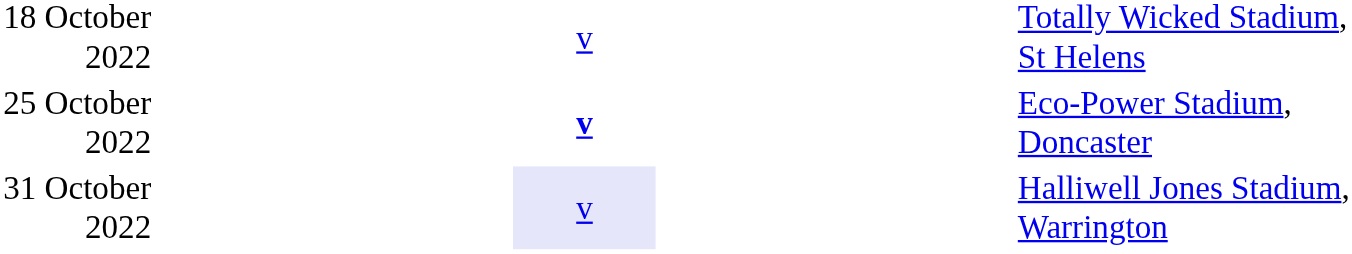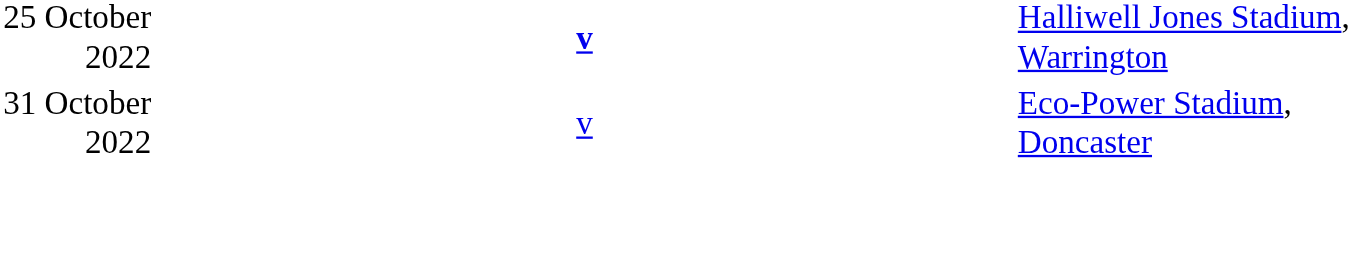- row: (77, 36)
(1155, 122) Eco-Power Stadium, Doncaster -> (1184, 36) Halliwell Jones Stadium, Warrington
(584, 207) lavender background -> (584, 122) no background
(1184, 207) Halliwell Jones Stadium, Warrington -> (1155, 122) Eco-Power Stadium, Doncaster
